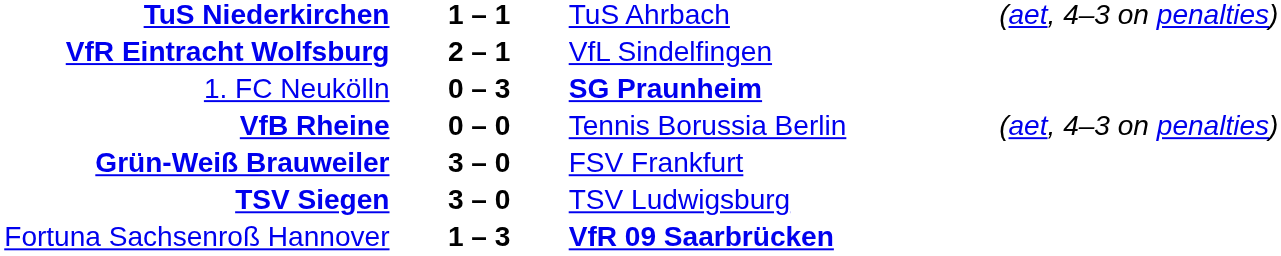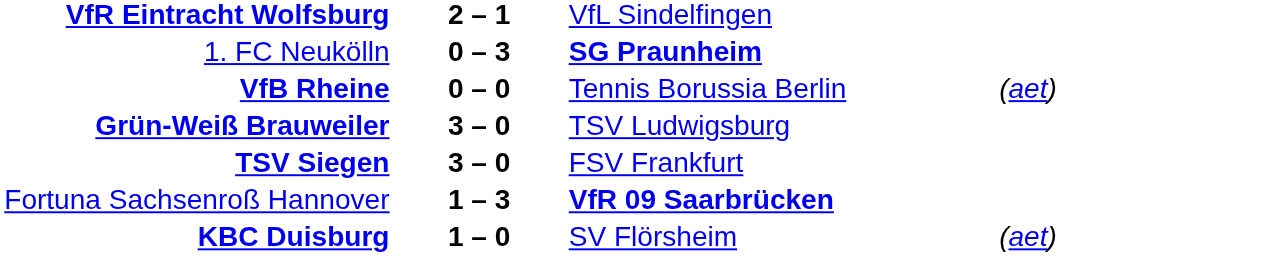- row: (267, 14)
(1139, 126) (aet, 4–3 on penalties) -> (1028, 88) (aet)
(656, 163) FSV Frankfurt -> (679, 126) TSV Ludwigsburg
(679, 200) TSV Ludwigsburg -> (656, 163) FSV Frankfurt
+ row: (294, 237)
